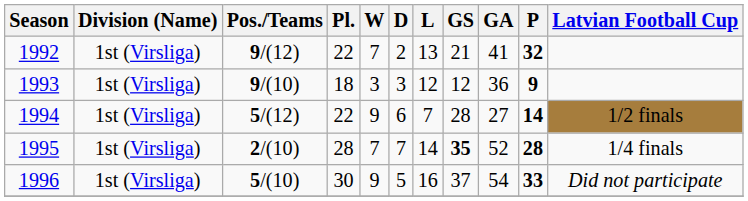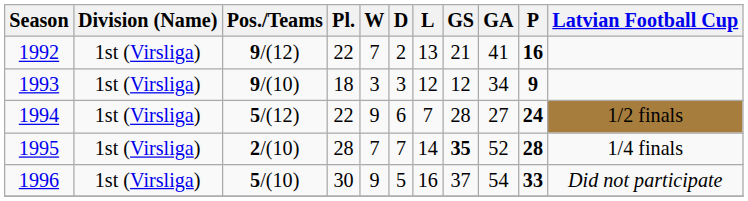(533, 52) 32 -> (533, 52) 16
(498, 84) 36 -> (498, 84) 34
(533, 116) 14 -> (533, 116) 24
